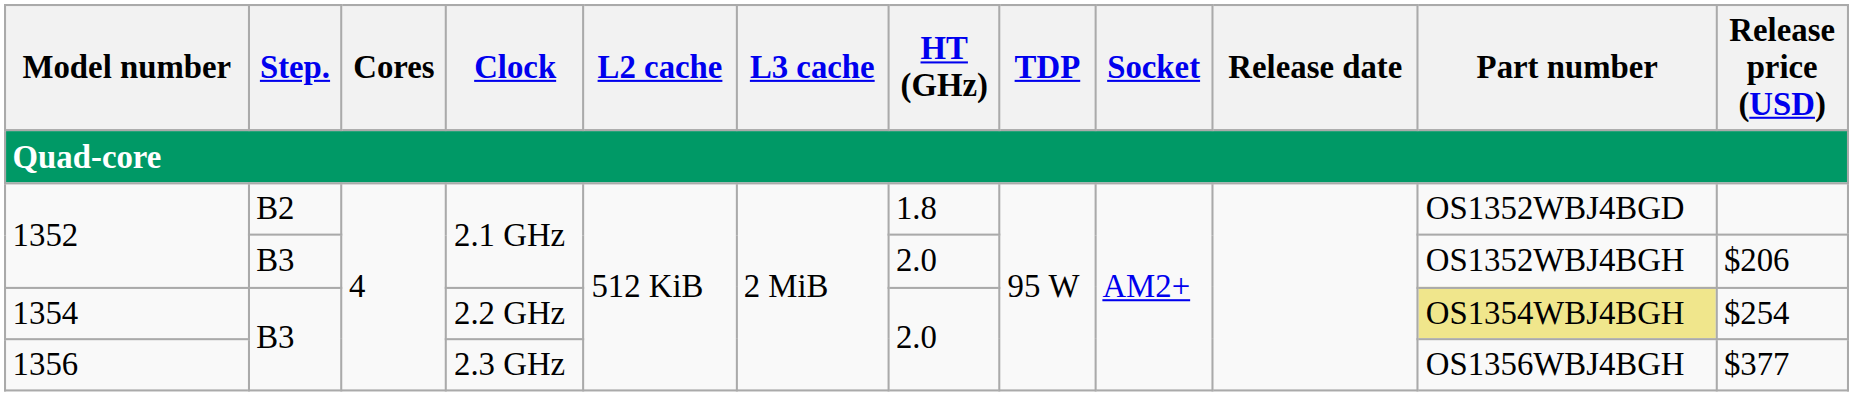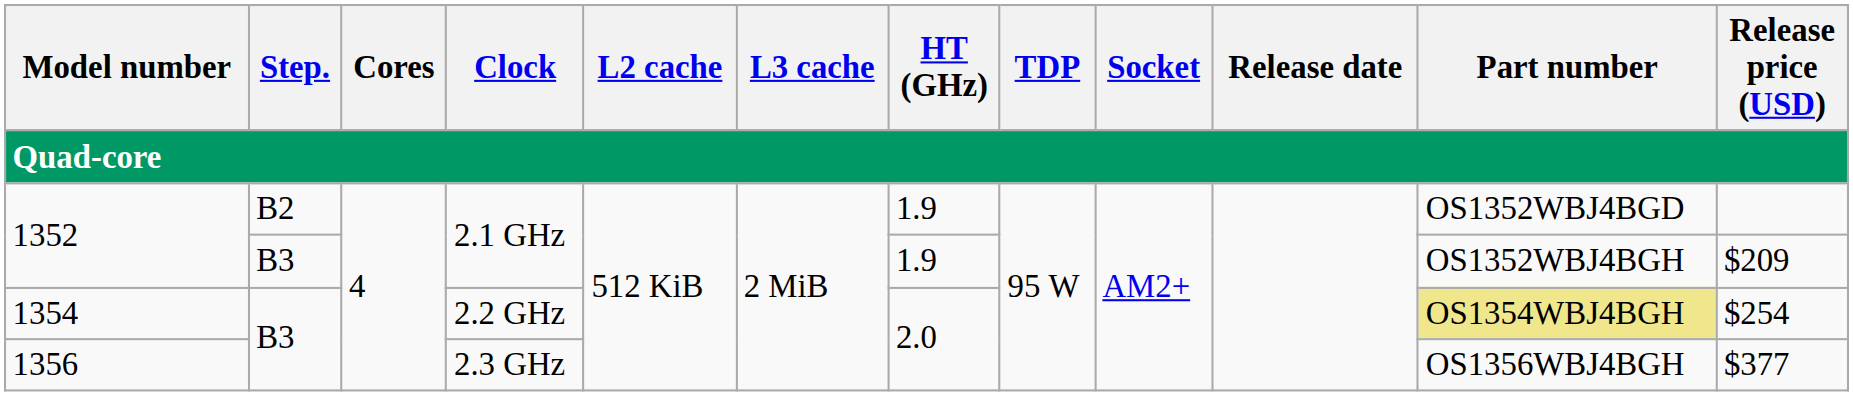(916, 208) 1.8 -> (916, 208) 1.9
(916, 260) 2.0 -> (916, 260) 1.9
(1757, 260) $206 -> (1757, 260) $209
